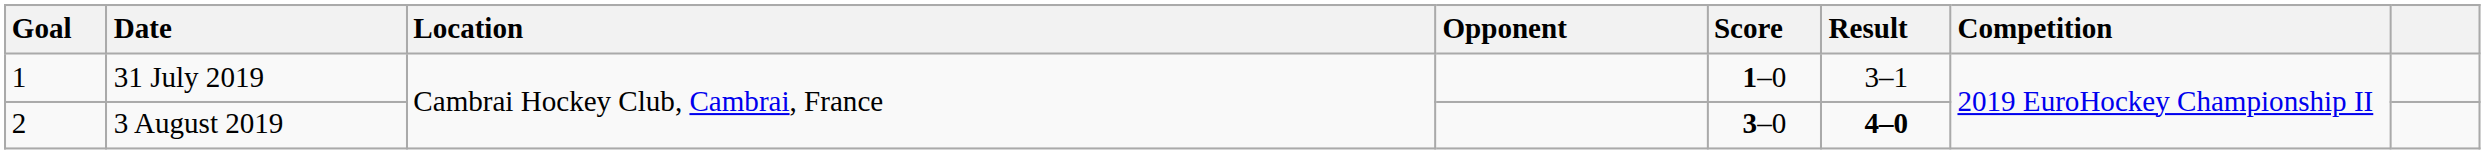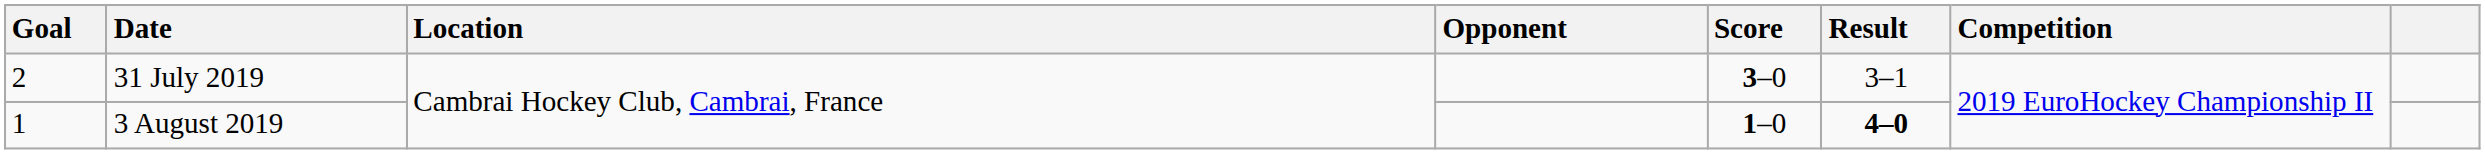(19, 76) 1 -> (19, 76) 2
(1764, 76) 1–0 -> (1764, 76) 3–0
(19, 124) 2 -> (19, 124) 1
(1764, 124) 3–0 -> (1764, 124) 1–0
